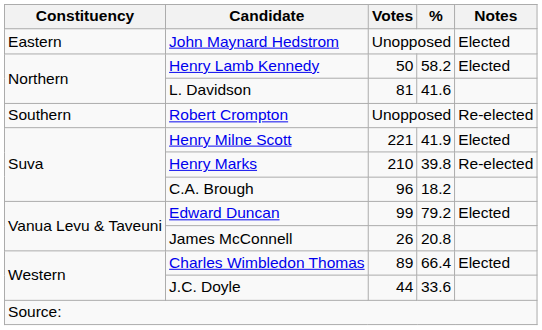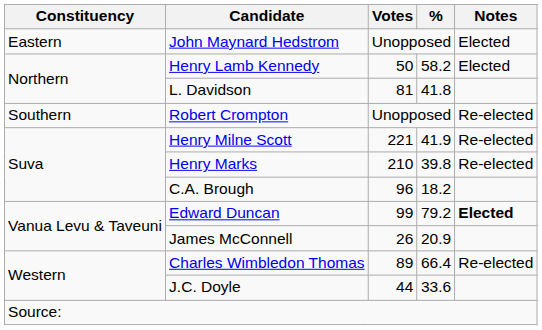(436, 90) 41.6 -> (436, 90) 41.8
(484, 139) Elected -> (496, 139) Re-elected
(484, 213) normal -> (486, 213) bold
(436, 238) 20.8 -> (436, 238) 20.9
(484, 262) Elected -> (496, 262) Re-elected
